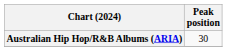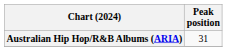(203, 38) 30 -> (203, 38) 31
